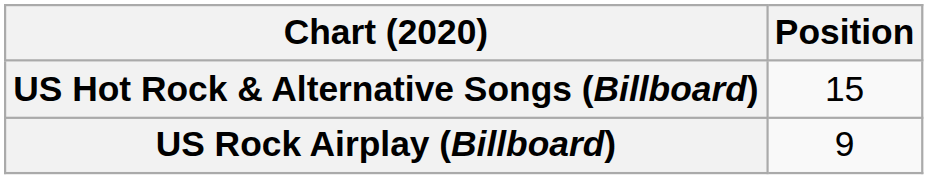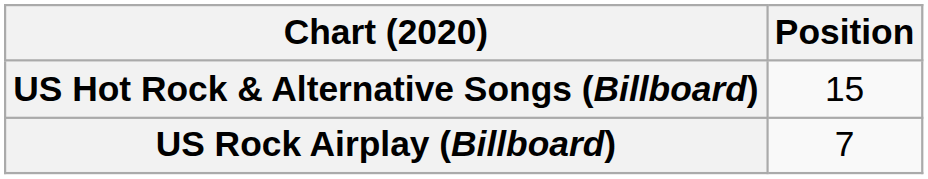(845, 144) 9 -> (845, 144) 7
